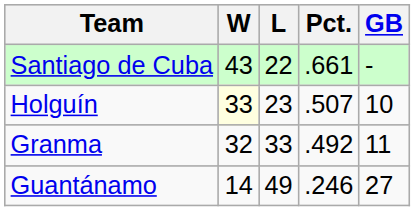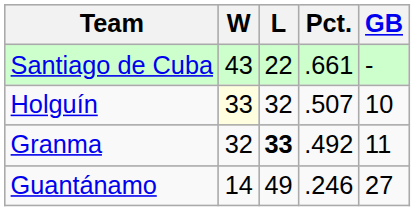(279, 104) 23 -> (279, 104) 32
(279, 144) normal -> (279, 144) bold
